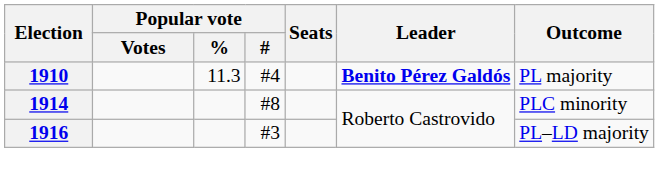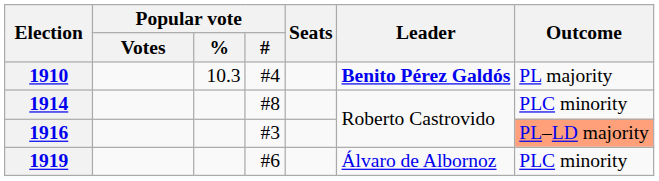(224, 75) 11.3 -> (224, 75) 10.3
(584, 132) no background -> (584, 132) lightsalmon background
+ row: (49, 161)
